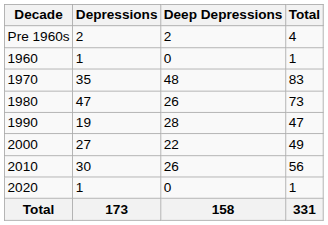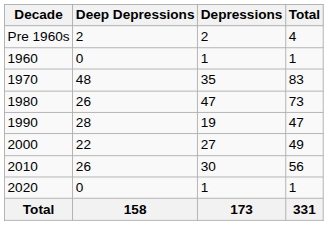columns swapped: (117, 15) <-> (223, 15)
